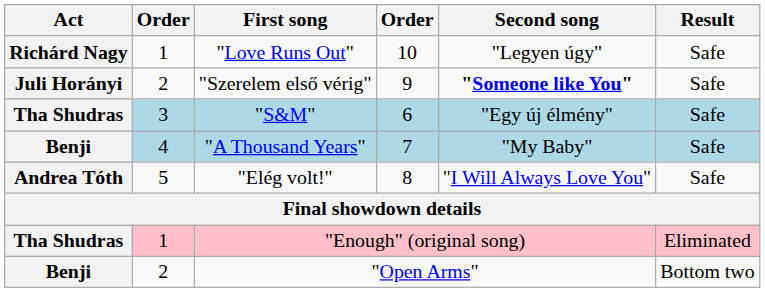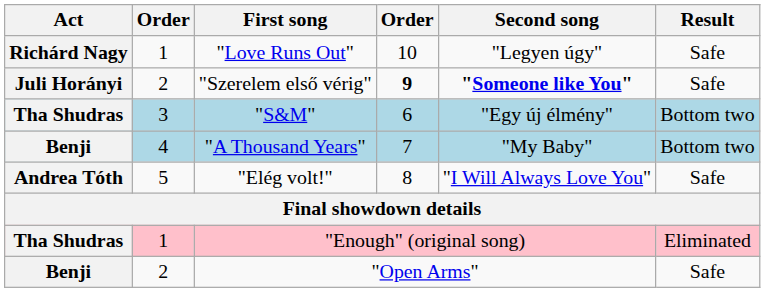(407, 83) normal -> (407, 83) bold
(707, 114) Safe -> (707, 114) Bottom two
(707, 146) Safe -> (707, 146) Bottom two
(707, 271) Bottom two -> (707, 271) Safe
